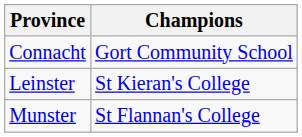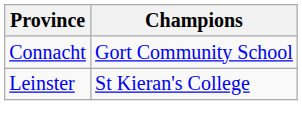- row: (43, 115)
